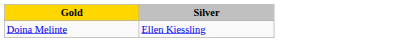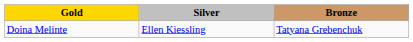+ column: (341, 12)
